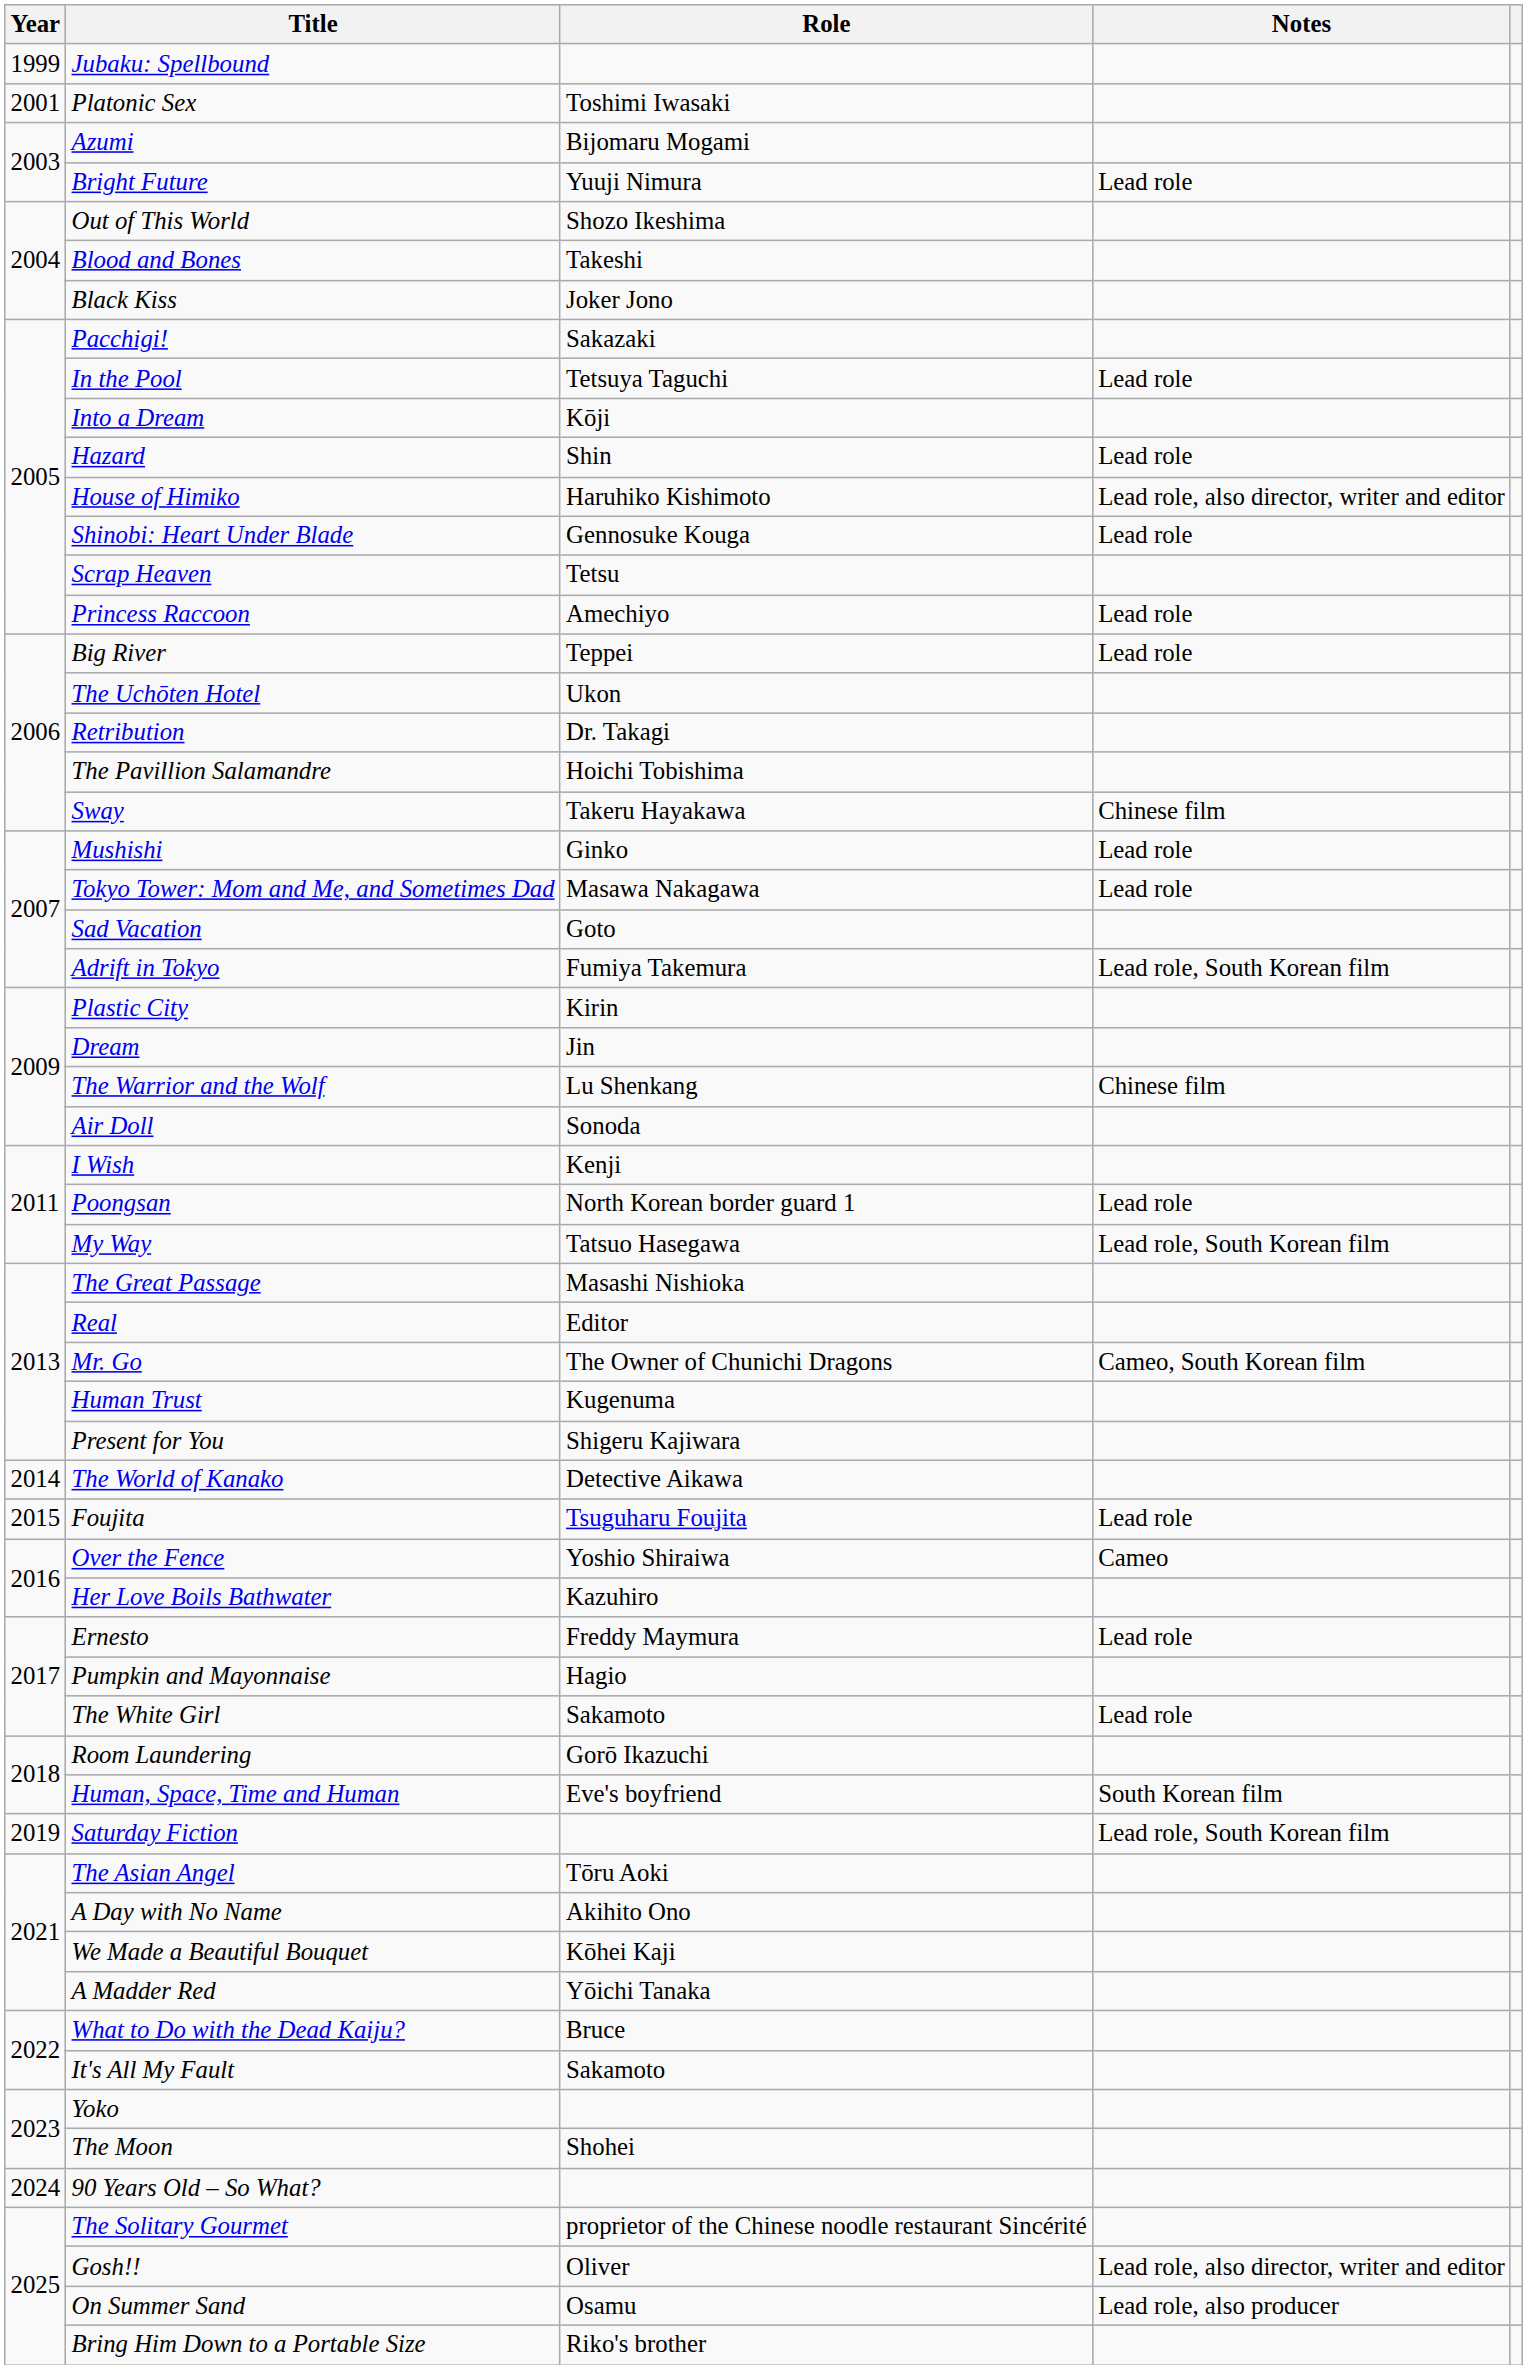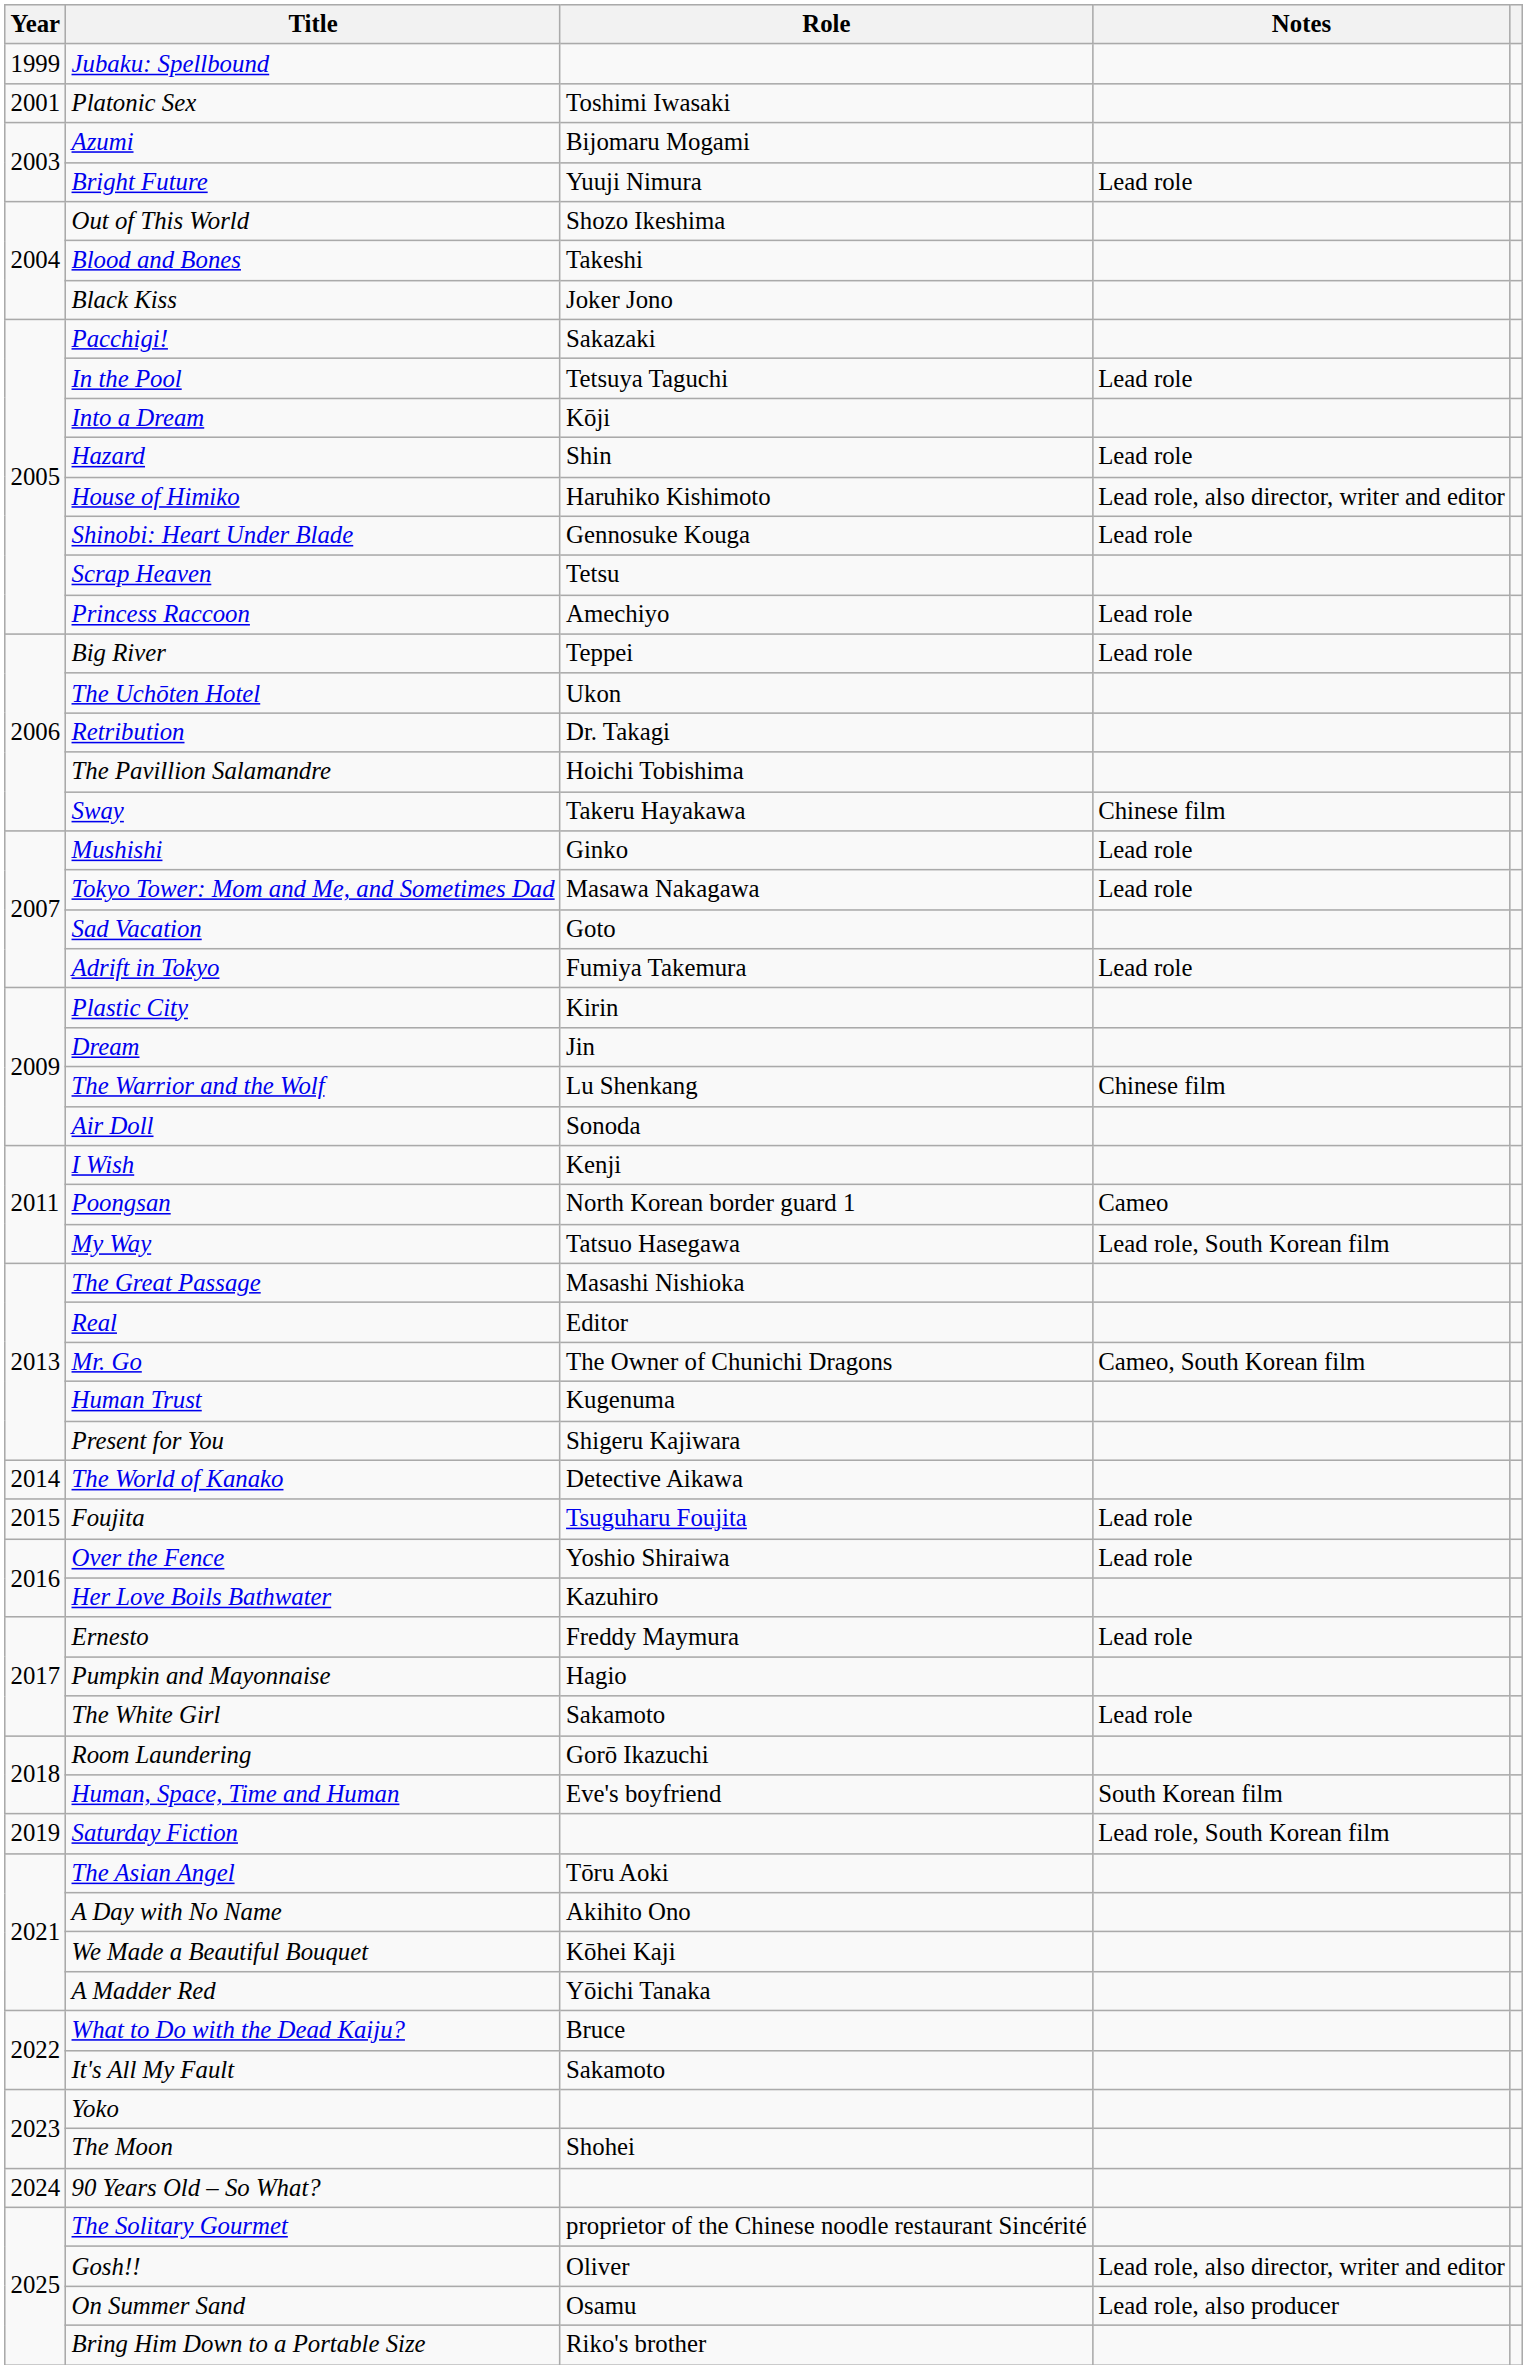(1244, 968) Lead role, South Korean film -> (1145, 968) Lead role
(1145, 1204) Lead role -> (1133, 1204) Cameo
(1133, 1558) Cameo -> (1145, 1558) Lead role
